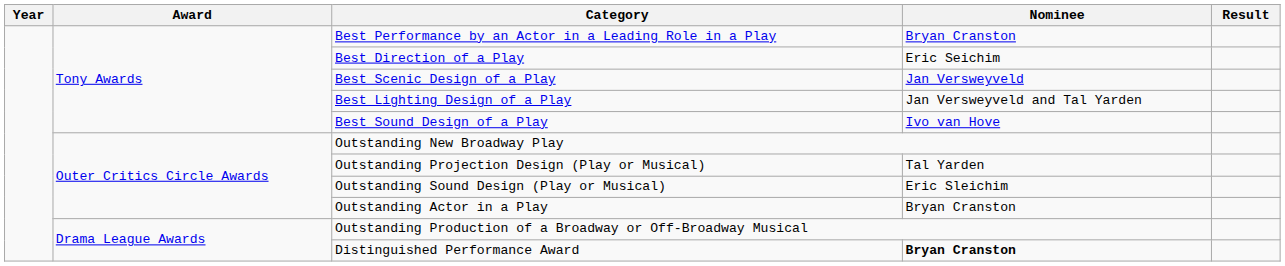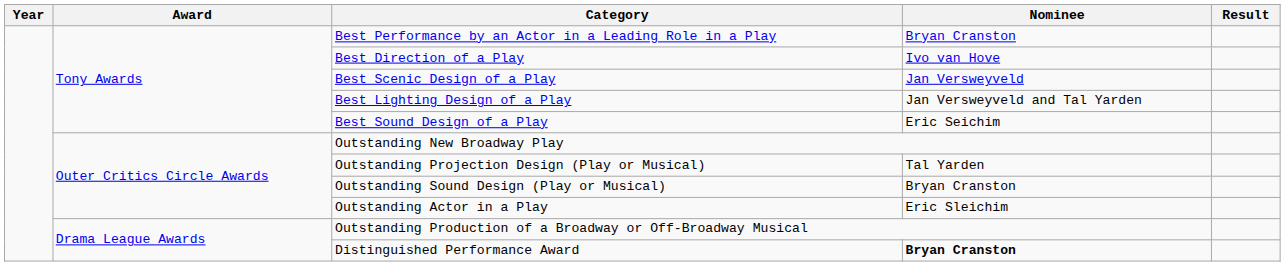(953, 58) Eric Seichim -> (953, 58) Ivo van Hove
(953, 122) Ivo van Hove -> (953, 122) Eric Seichim
(957, 186) Eric Sleichim -> (961, 186) Bryan Cranston
(961, 208) Bryan Cranston -> (957, 208) Eric Sleichim
